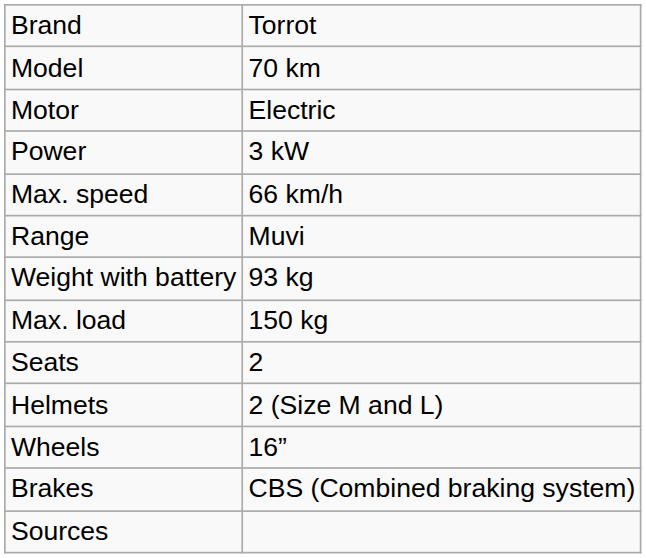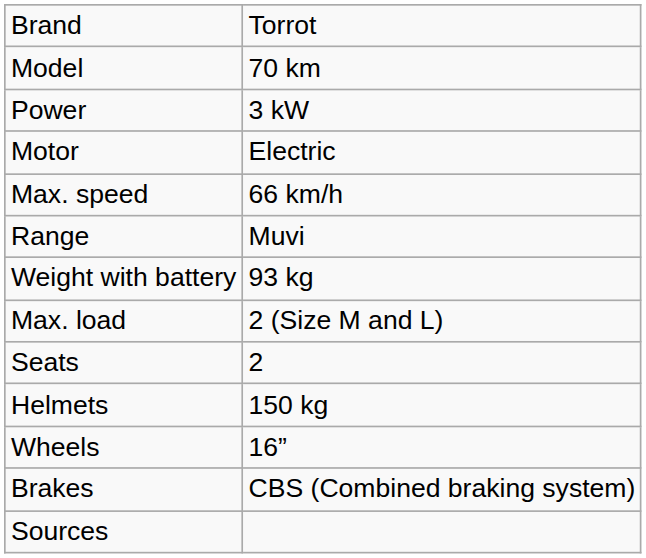rows swapped: (45, 109) <-> (49, 151)
(288, 320) 150 kg -> (346, 320) 2 (Size M and L)
(346, 404) 2 (Size M and L) -> (288, 404) 150 kg
